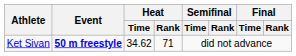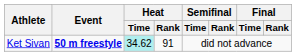(139, 44) no background -> (139, 44) paleturquoise background
(168, 44) 71 -> (168, 44) 91
